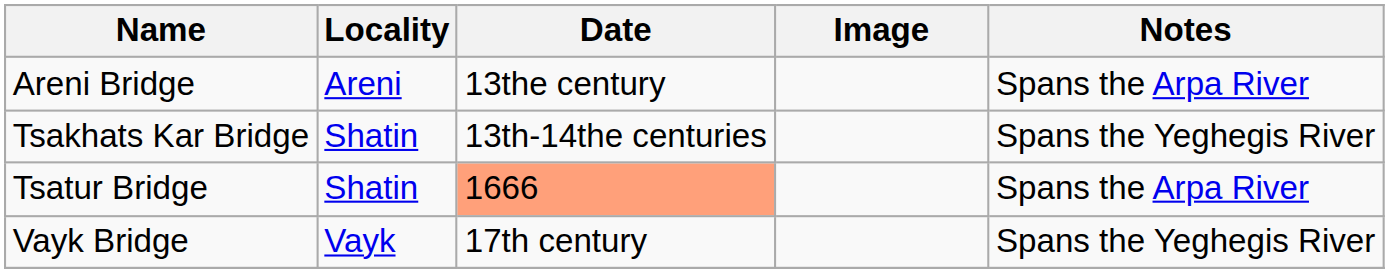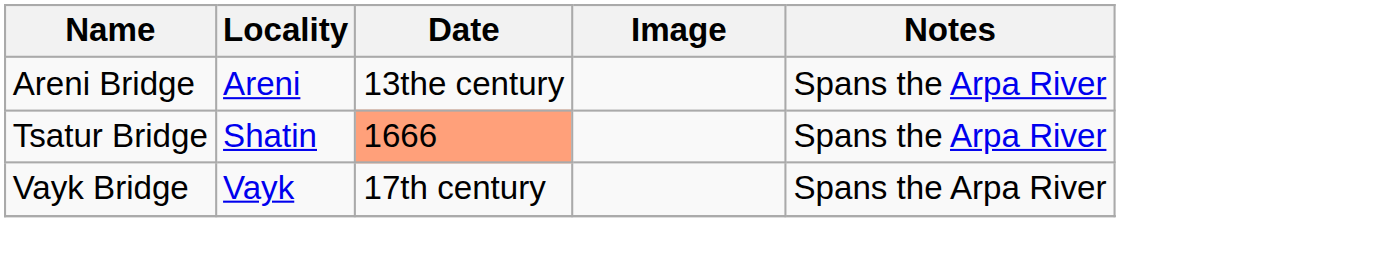- row: (161, 135)
(1186, 240) Spans the Yeghegis River -> (950, 188) Spans the Arpa River
